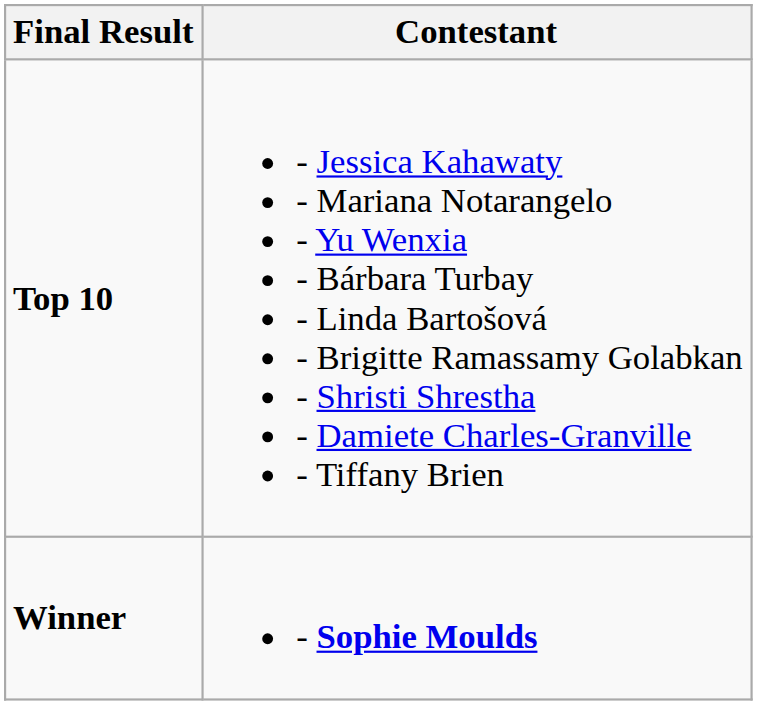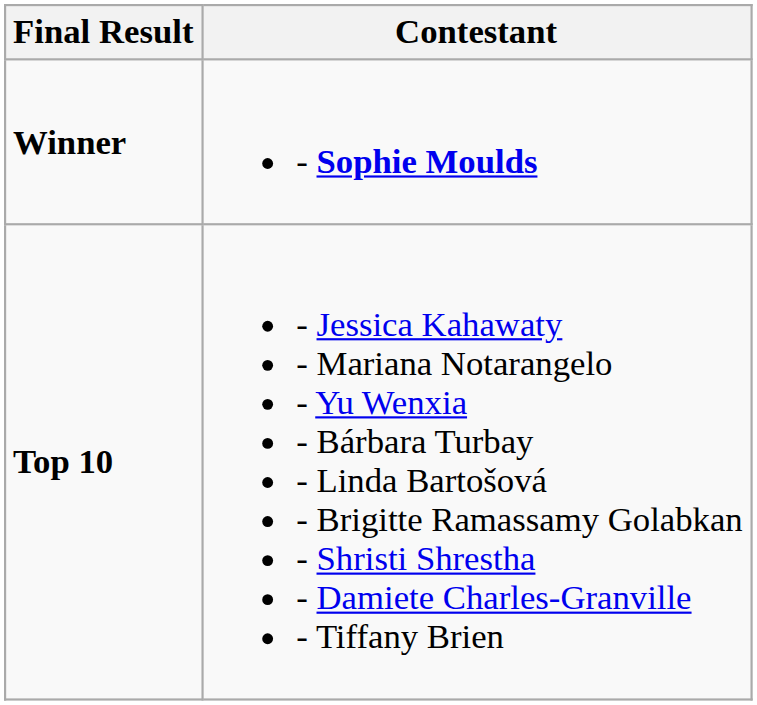rows swapped: (70, 617) <-> (63, 297)
